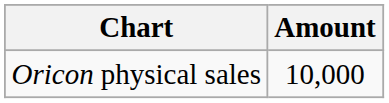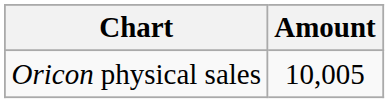(325, 73) 10,000 -> (325, 73) 10,005
